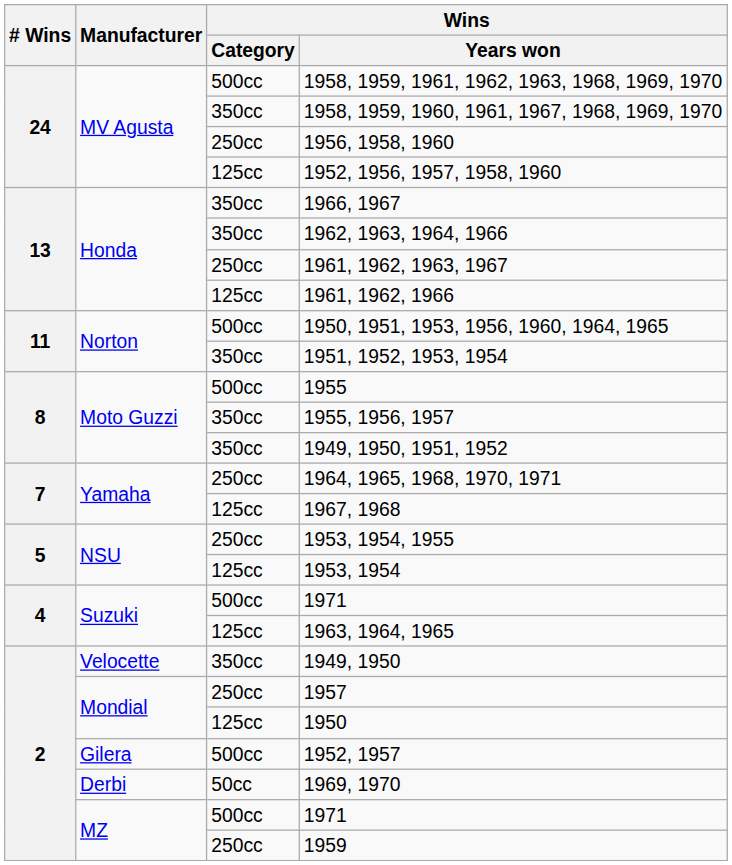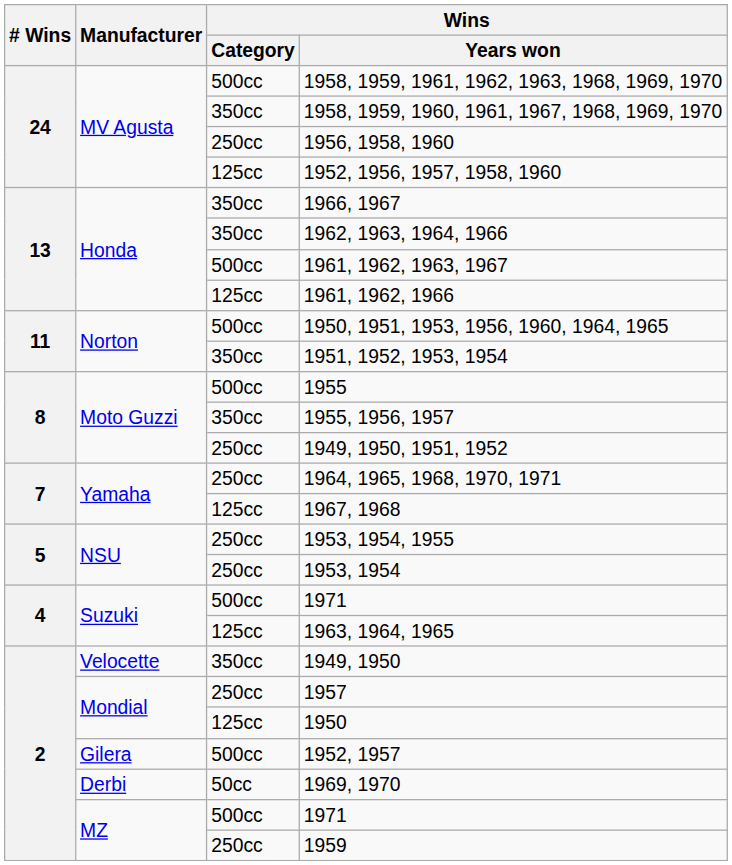(237, 265) 250cc -> (237, 265) 500cc
(237, 448) 350cc -> (237, 448) 250cc
(237, 570) 125cc -> (237, 570) 250cc
